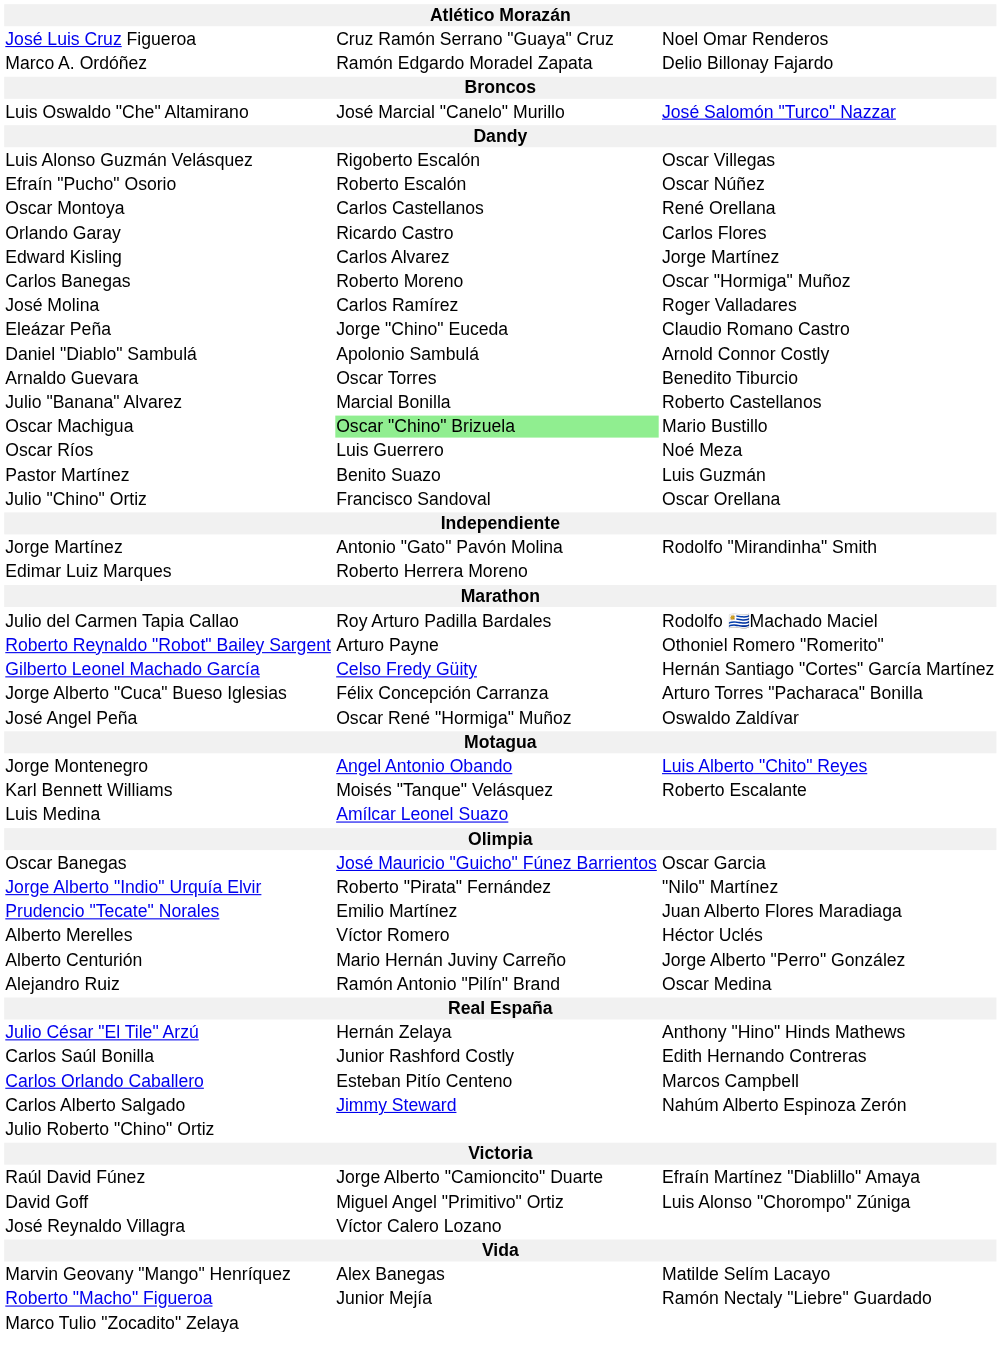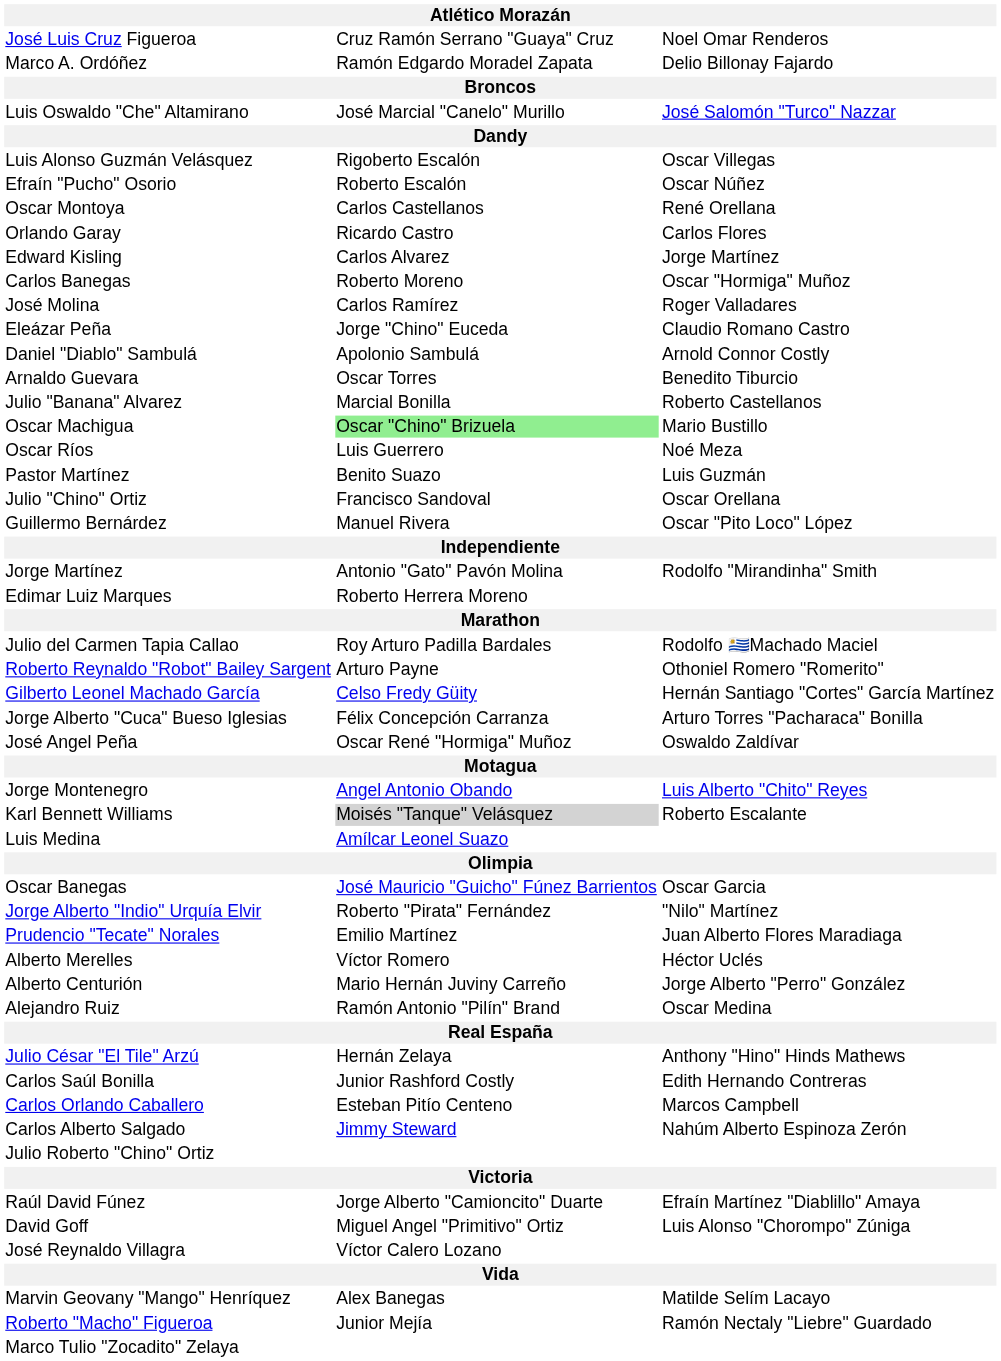+ row: (86, 523)
(445, 790) no background -> (445, 814) lightgrey background
